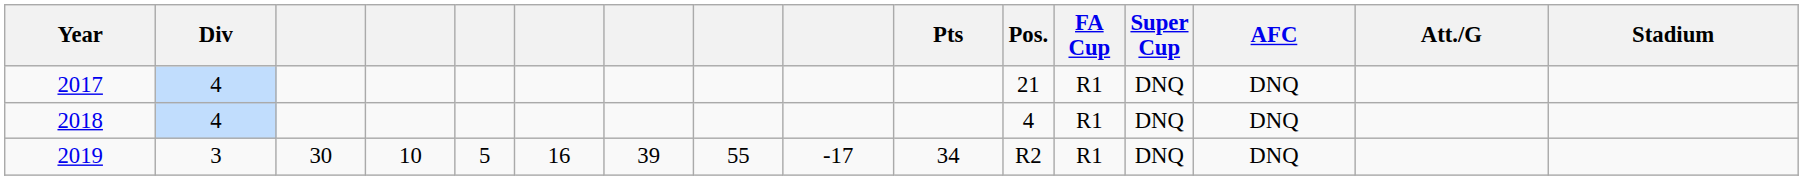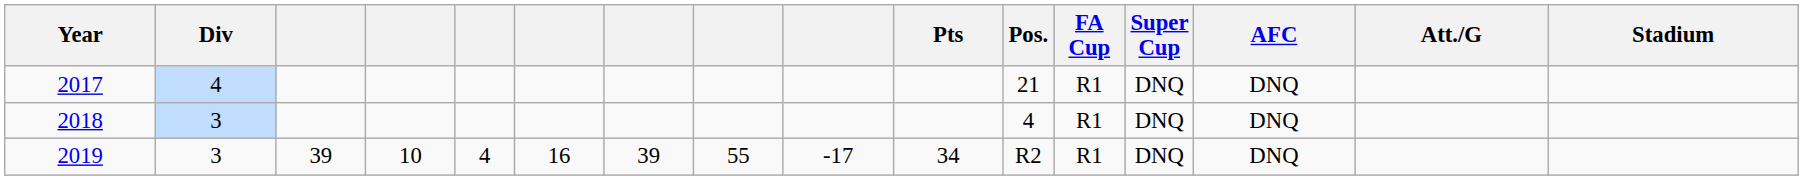(216, 120) 4 -> (216, 120) 3
(321, 156) 30 -> (321, 156) 39
(485, 156) 5 -> (485, 156) 4
